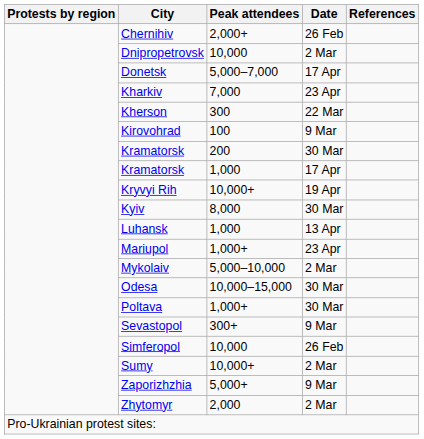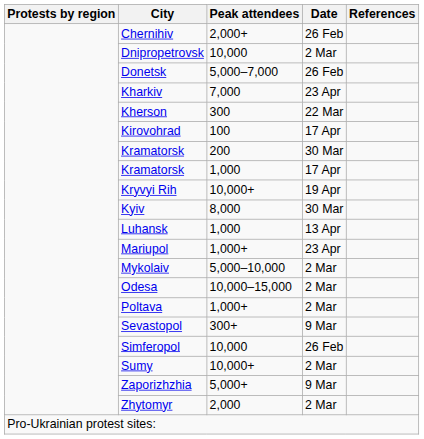(323, 72) 17 Apr -> (324, 72) 26 Feb
(321, 131) 9 Mar -> (323, 131) 17 Apr
(324, 287) 30 Mar -> (321, 287) 2 Mar
(324, 307) 30 Mar -> (321, 307) 2 Mar
